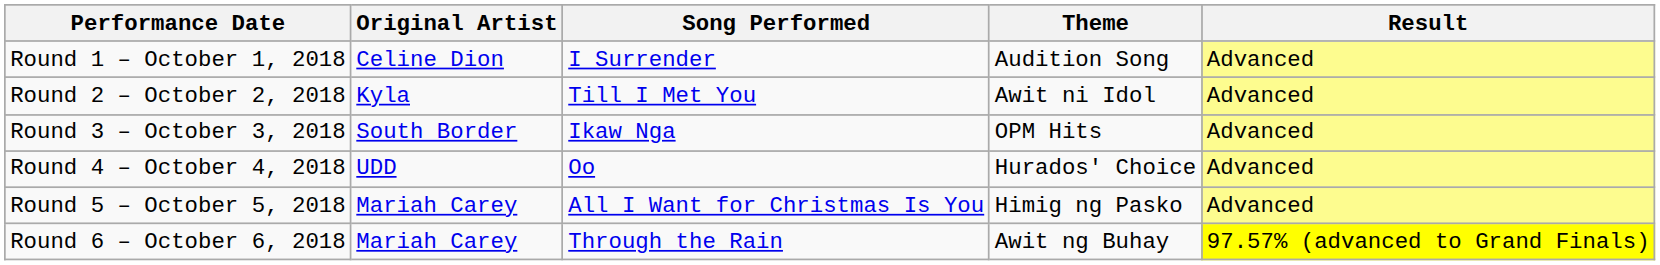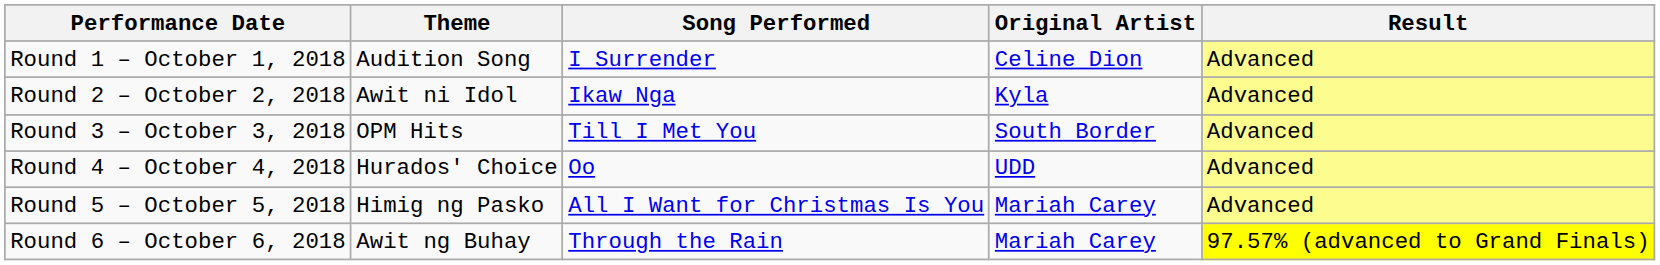columns swapped: (1095, 23) <-> (457, 23)
(662, 96) Till I Met You -> (622, 96) Ikaw Nga
(622, 132) Ikaw Nga -> (662, 132) Till I Met You
